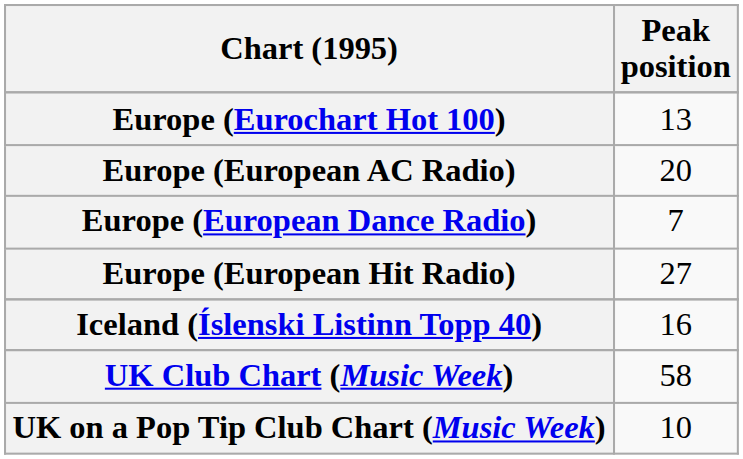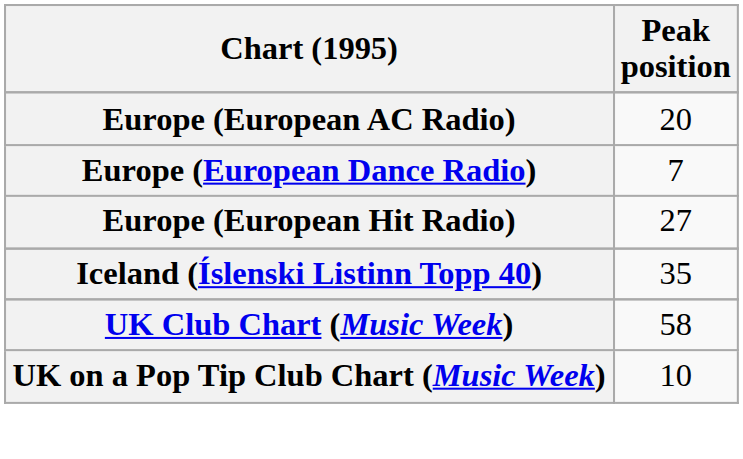- row: (309, 118)
(676, 324) 16 -> (676, 272) 35
